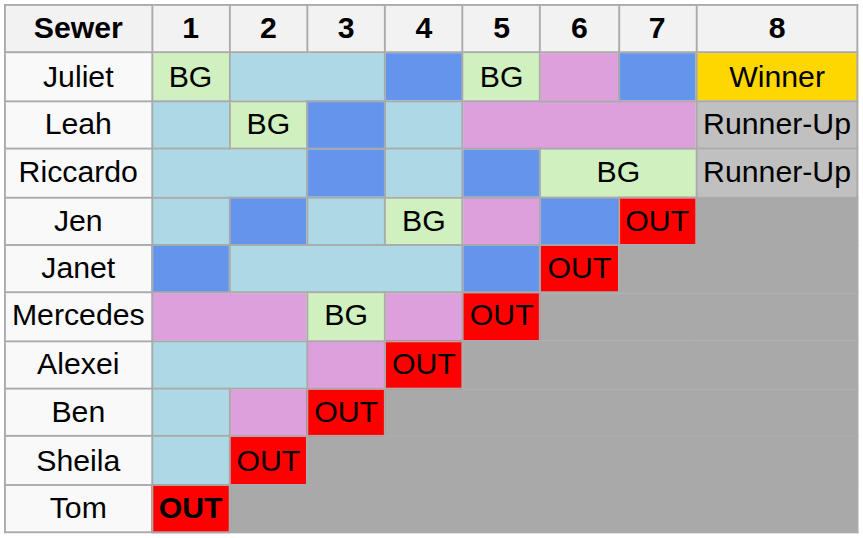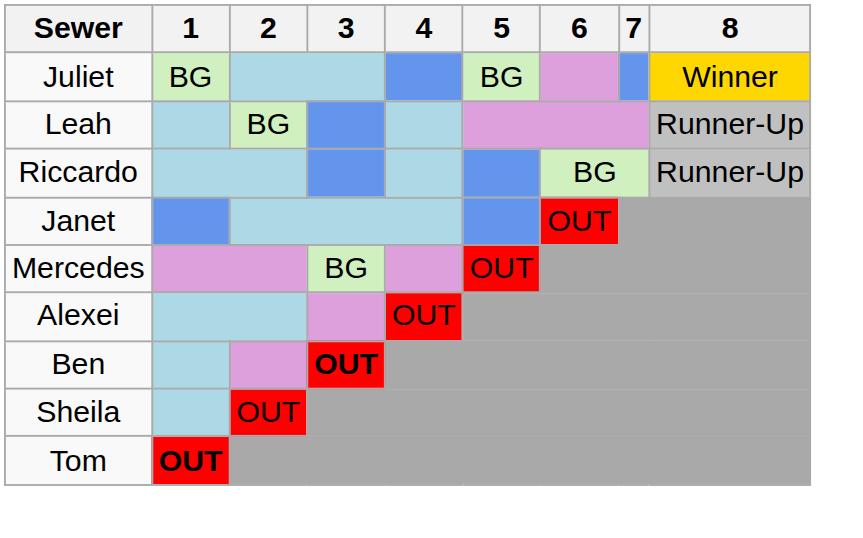- row: (78, 220)
(346, 412) normal -> (346, 364) bold
